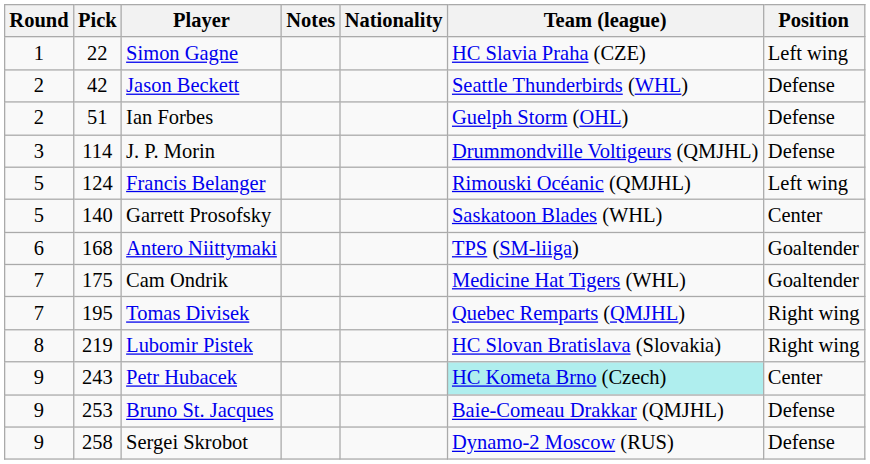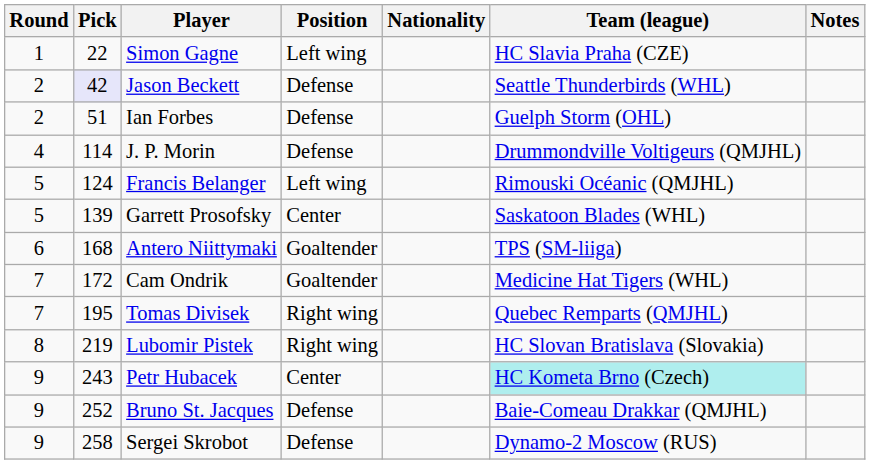columns swapped: (814, 20) <-> (311, 20)
(97, 85) no background -> (97, 85) lavender background
(39, 150) 3 -> (39, 150) 4
(97, 215) 140 -> (97, 215) 139
(97, 280) 175 -> (97, 280) 172
(97, 410) 253 -> (97, 410) 252
